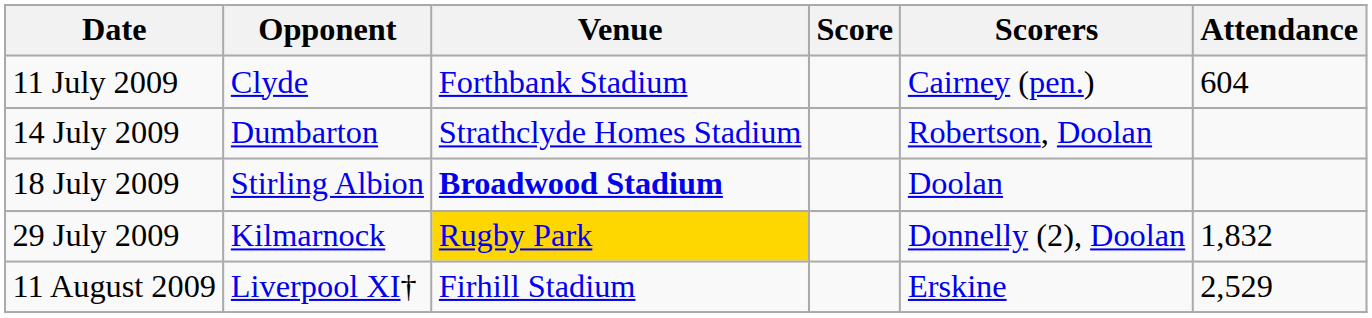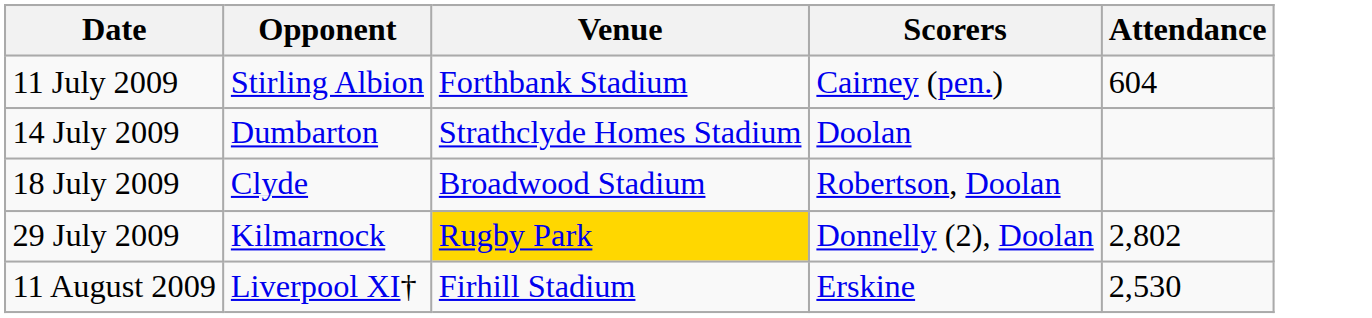- column: (855, 30)
(269, 81) Clyde -> (327, 81) Stirling Albion
(1030, 132) Robertson, Doolan -> (864, 132) Doolan
(327, 183) Stirling Albion -> (269, 183) Clyde
(581, 183) bold -> (572, 183) normal
(955, 183) Doolan -> (938, 183) Robertson, Doolan
(1237, 235) 1,832 -> (1145, 235) 2,802
(1237, 286) 2,529 -> (1145, 286) 2,530
